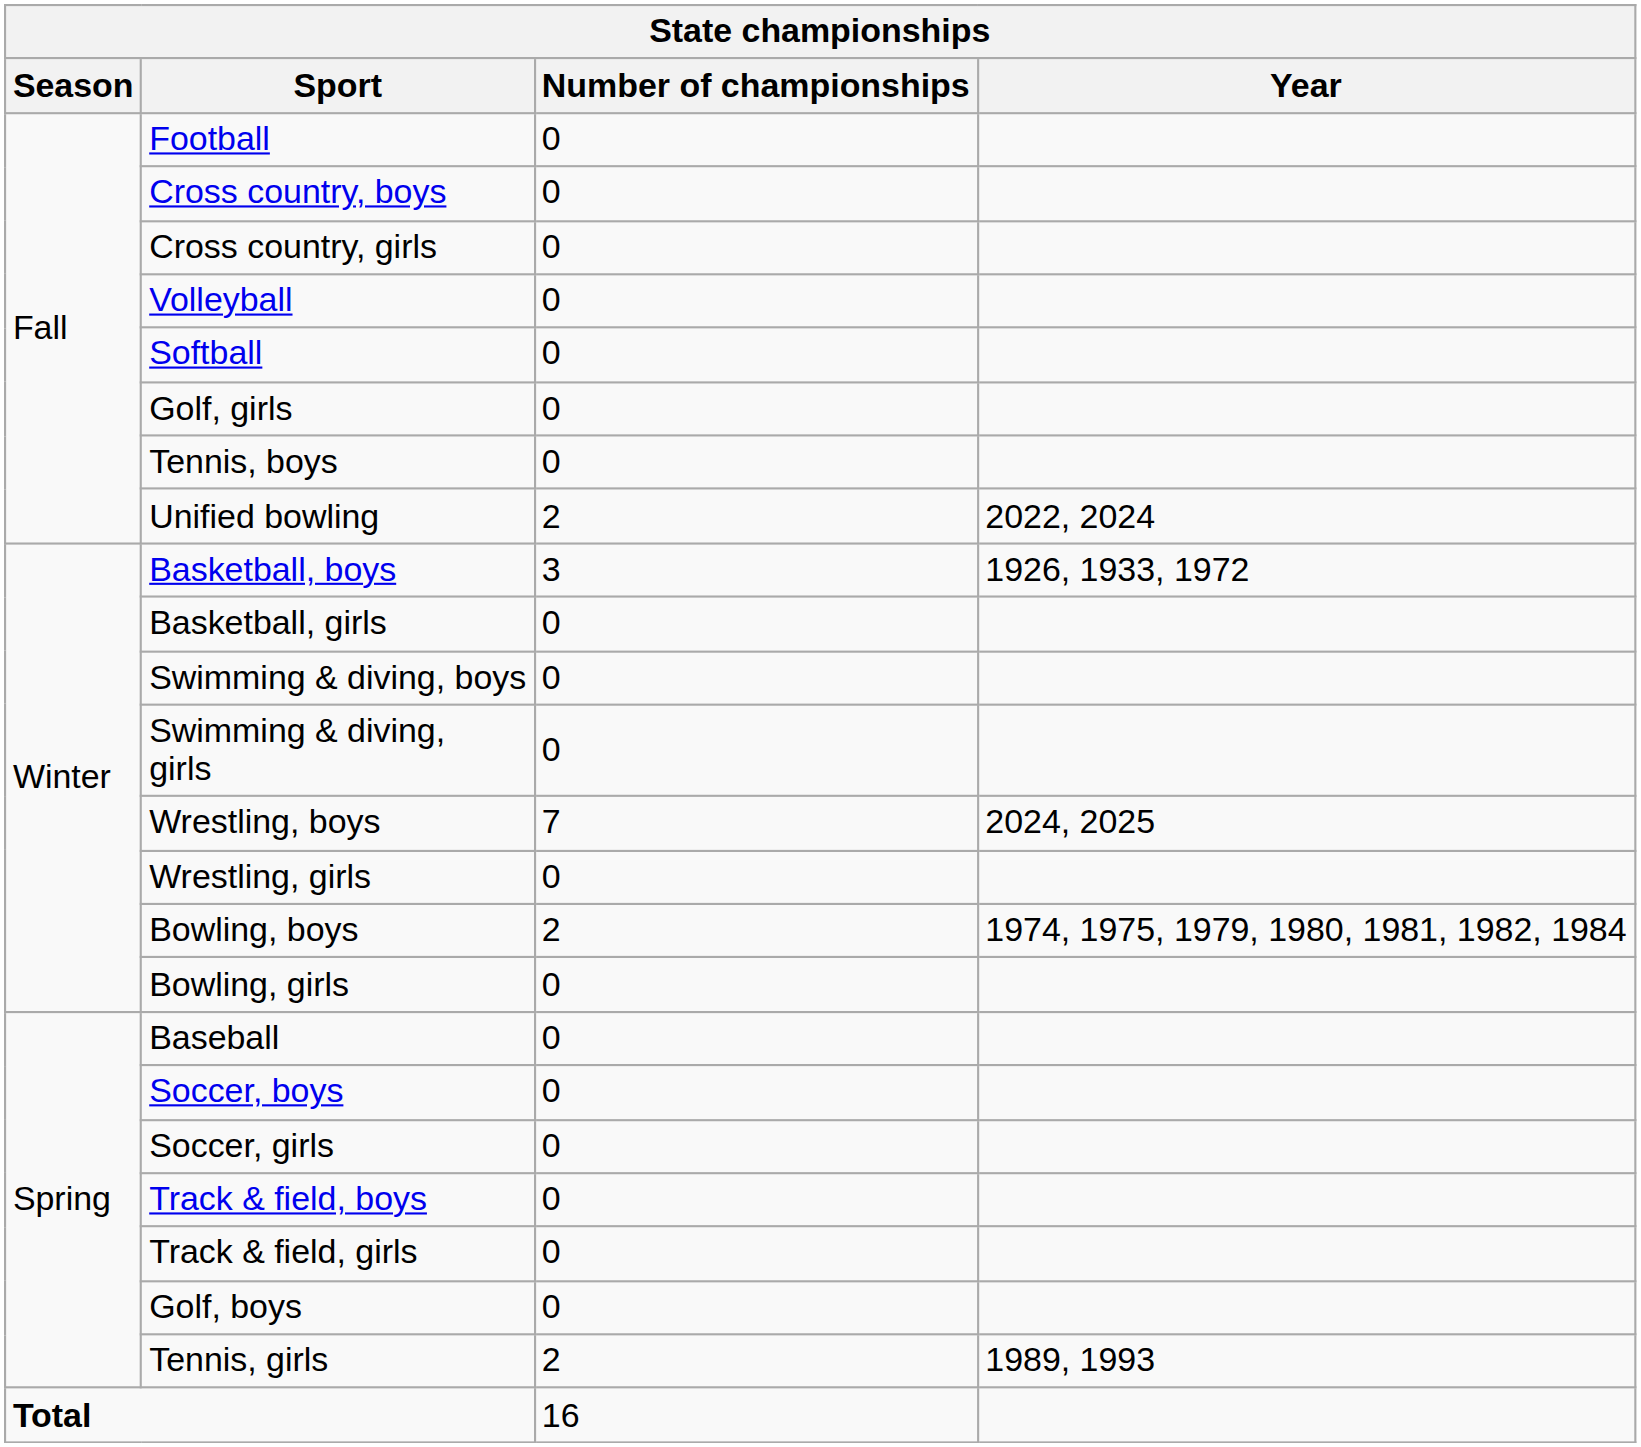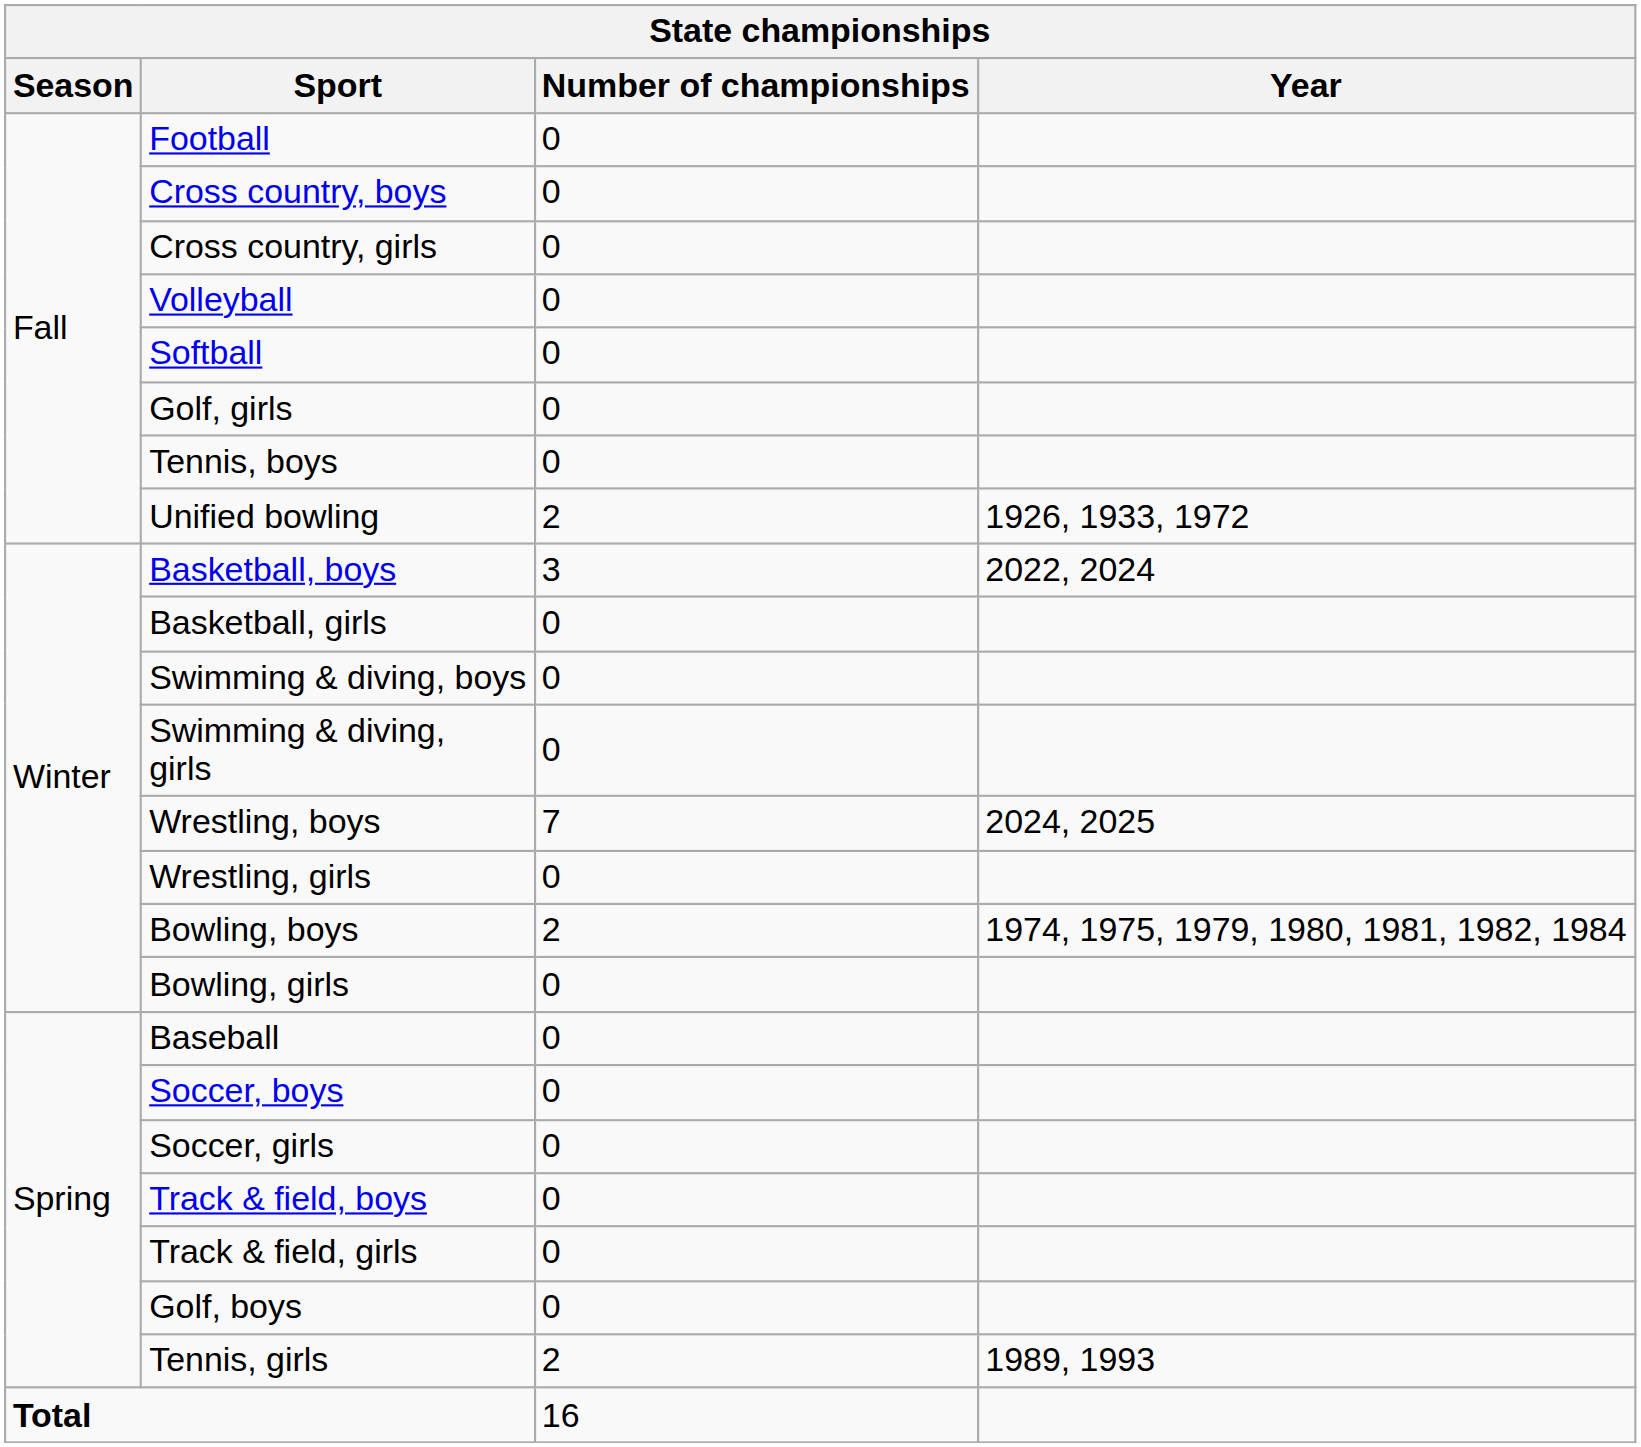(1070, 515) 2022, 2024 -> (1117, 515) 1926, 1933, 1972
(1117, 569) 1926, 1933, 1972 -> (1070, 569) 2022, 2024
